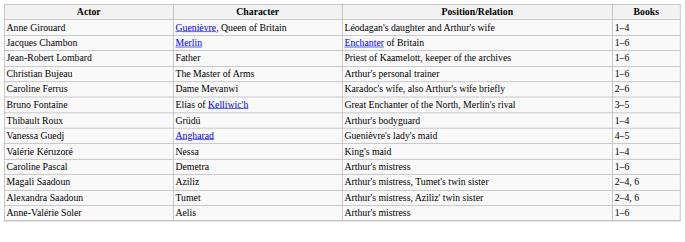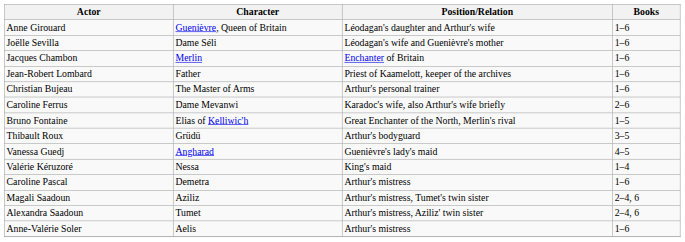(622, 27) 1–4 -> (622, 27) 1–6
+ row: (33, 43)
(622, 105) 3–5 -> (622, 120) 1–5
(622, 120) 1–4 -> (622, 136) 3–5
